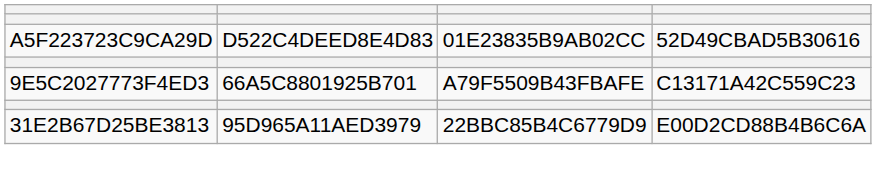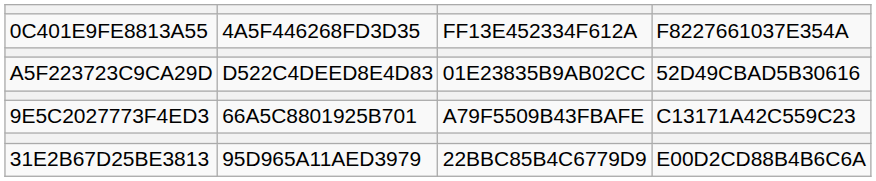+ row: (109, 30)
